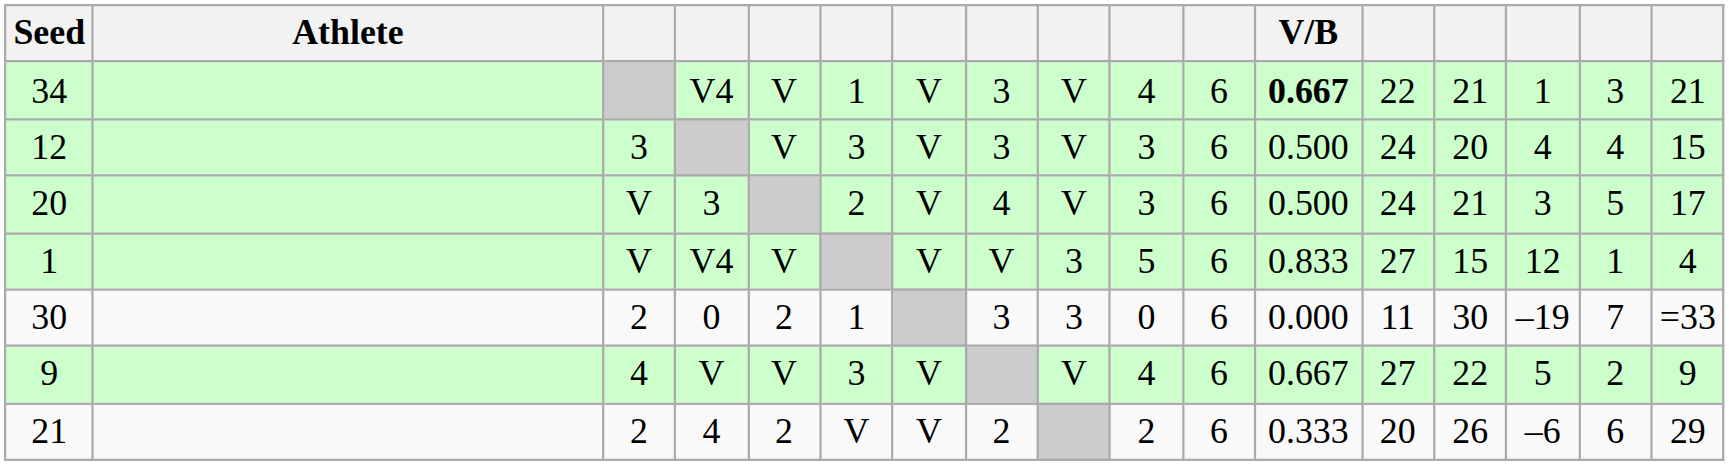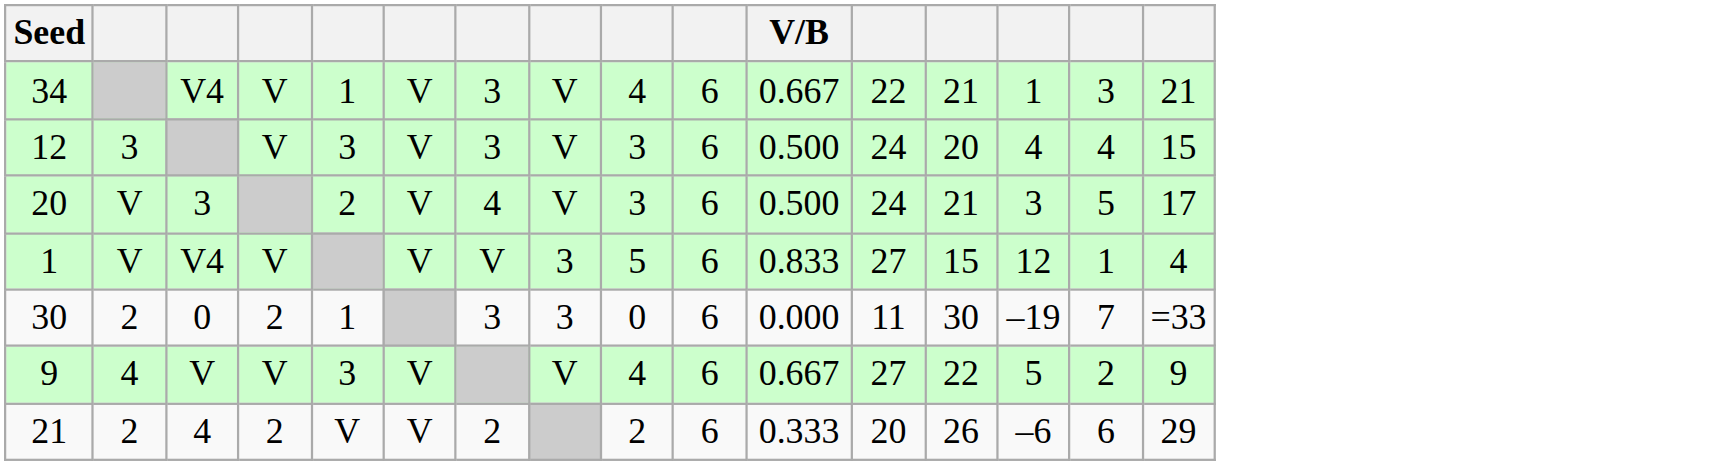- column: (348, 32)
(1308, 89) bold -> (799, 89) normal
